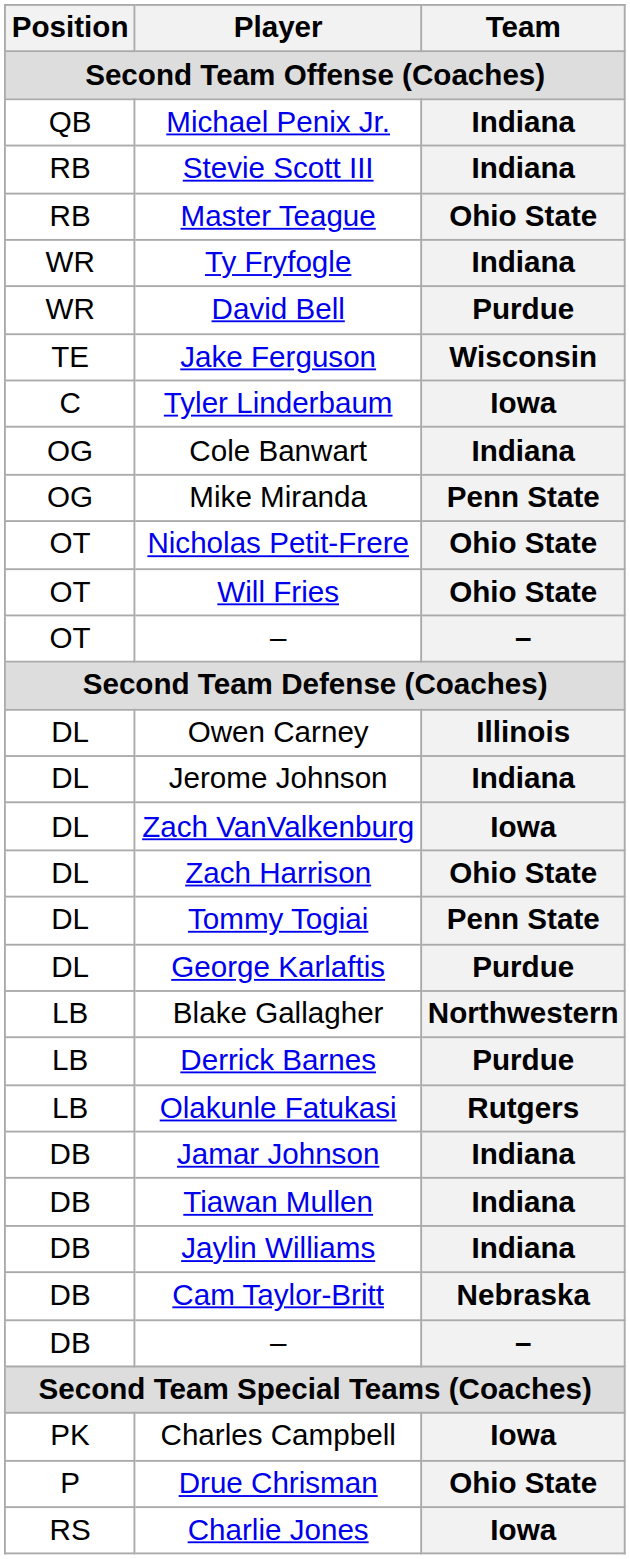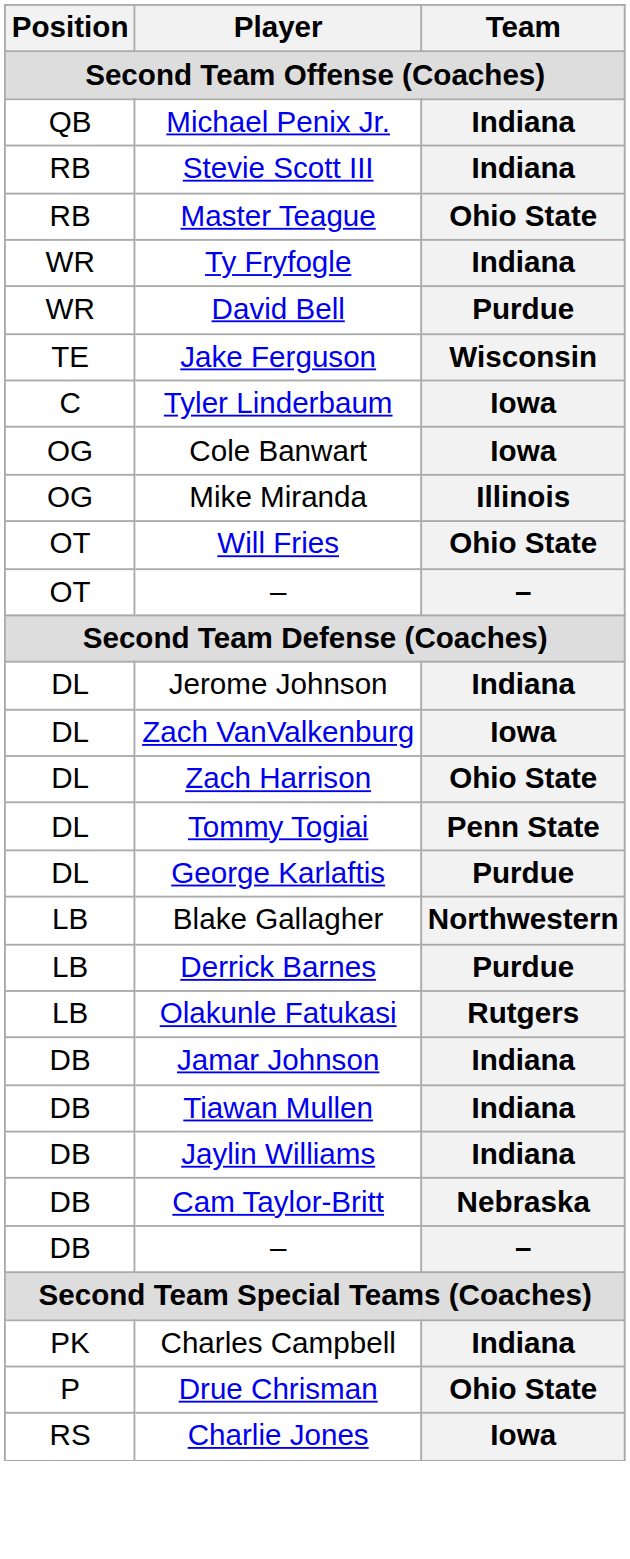(523, 450) Indiana -> (523, 450) Iowa
(523, 497) Penn State -> (523, 497) Illinois
- row: (70, 544)
- row: (70, 732)
(523, 1436) Iowa -> (523, 1342) Indiana
